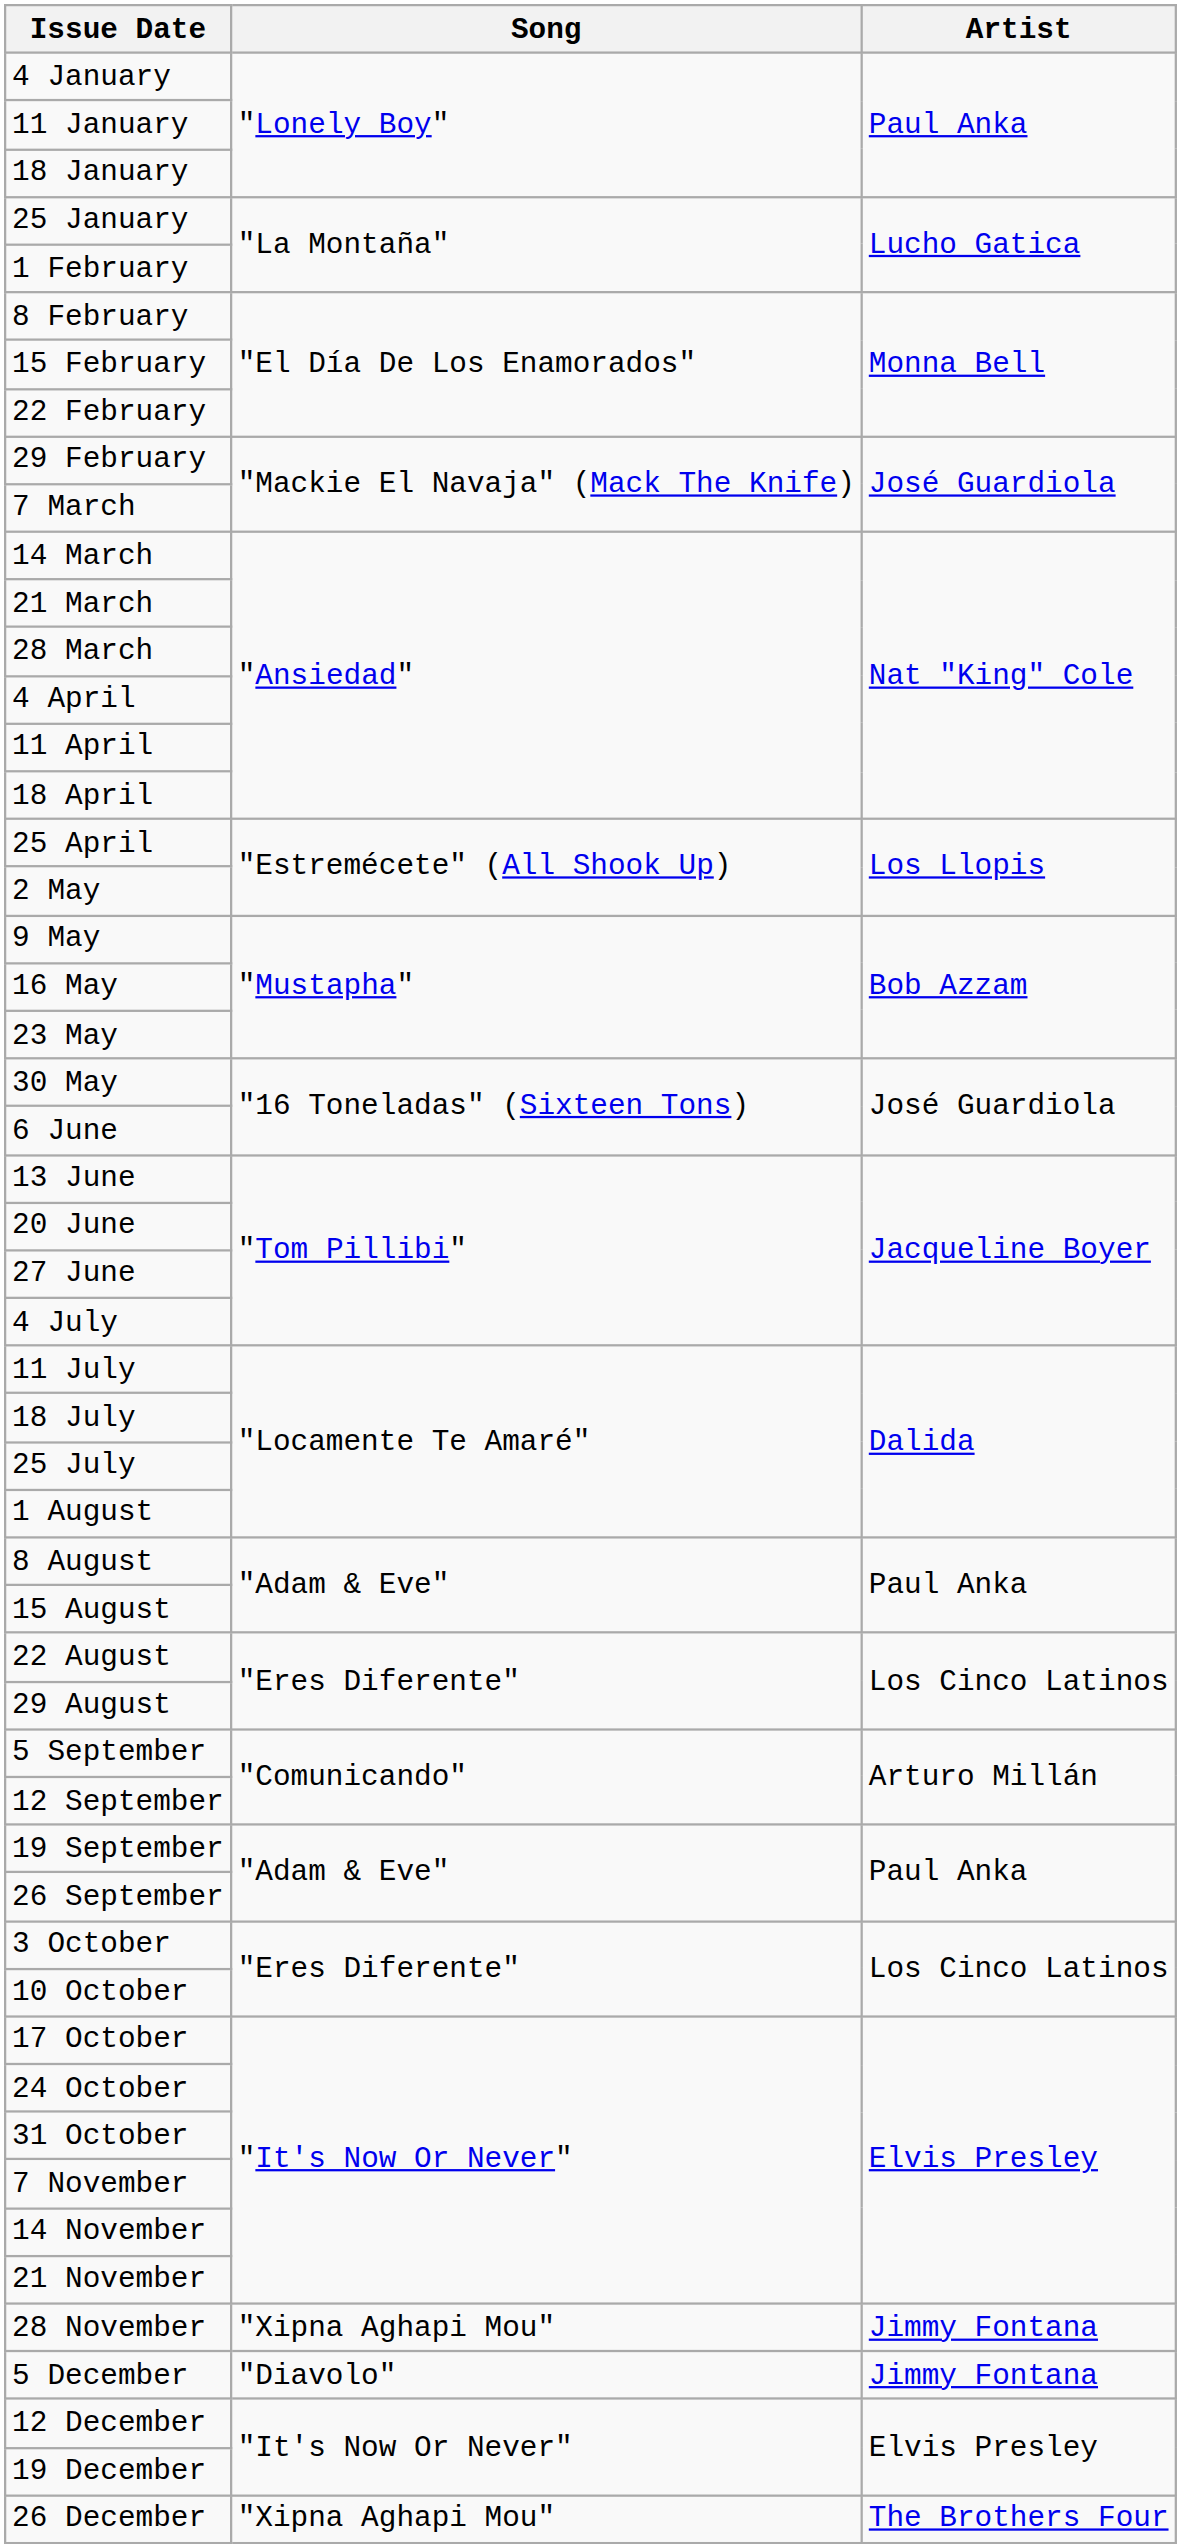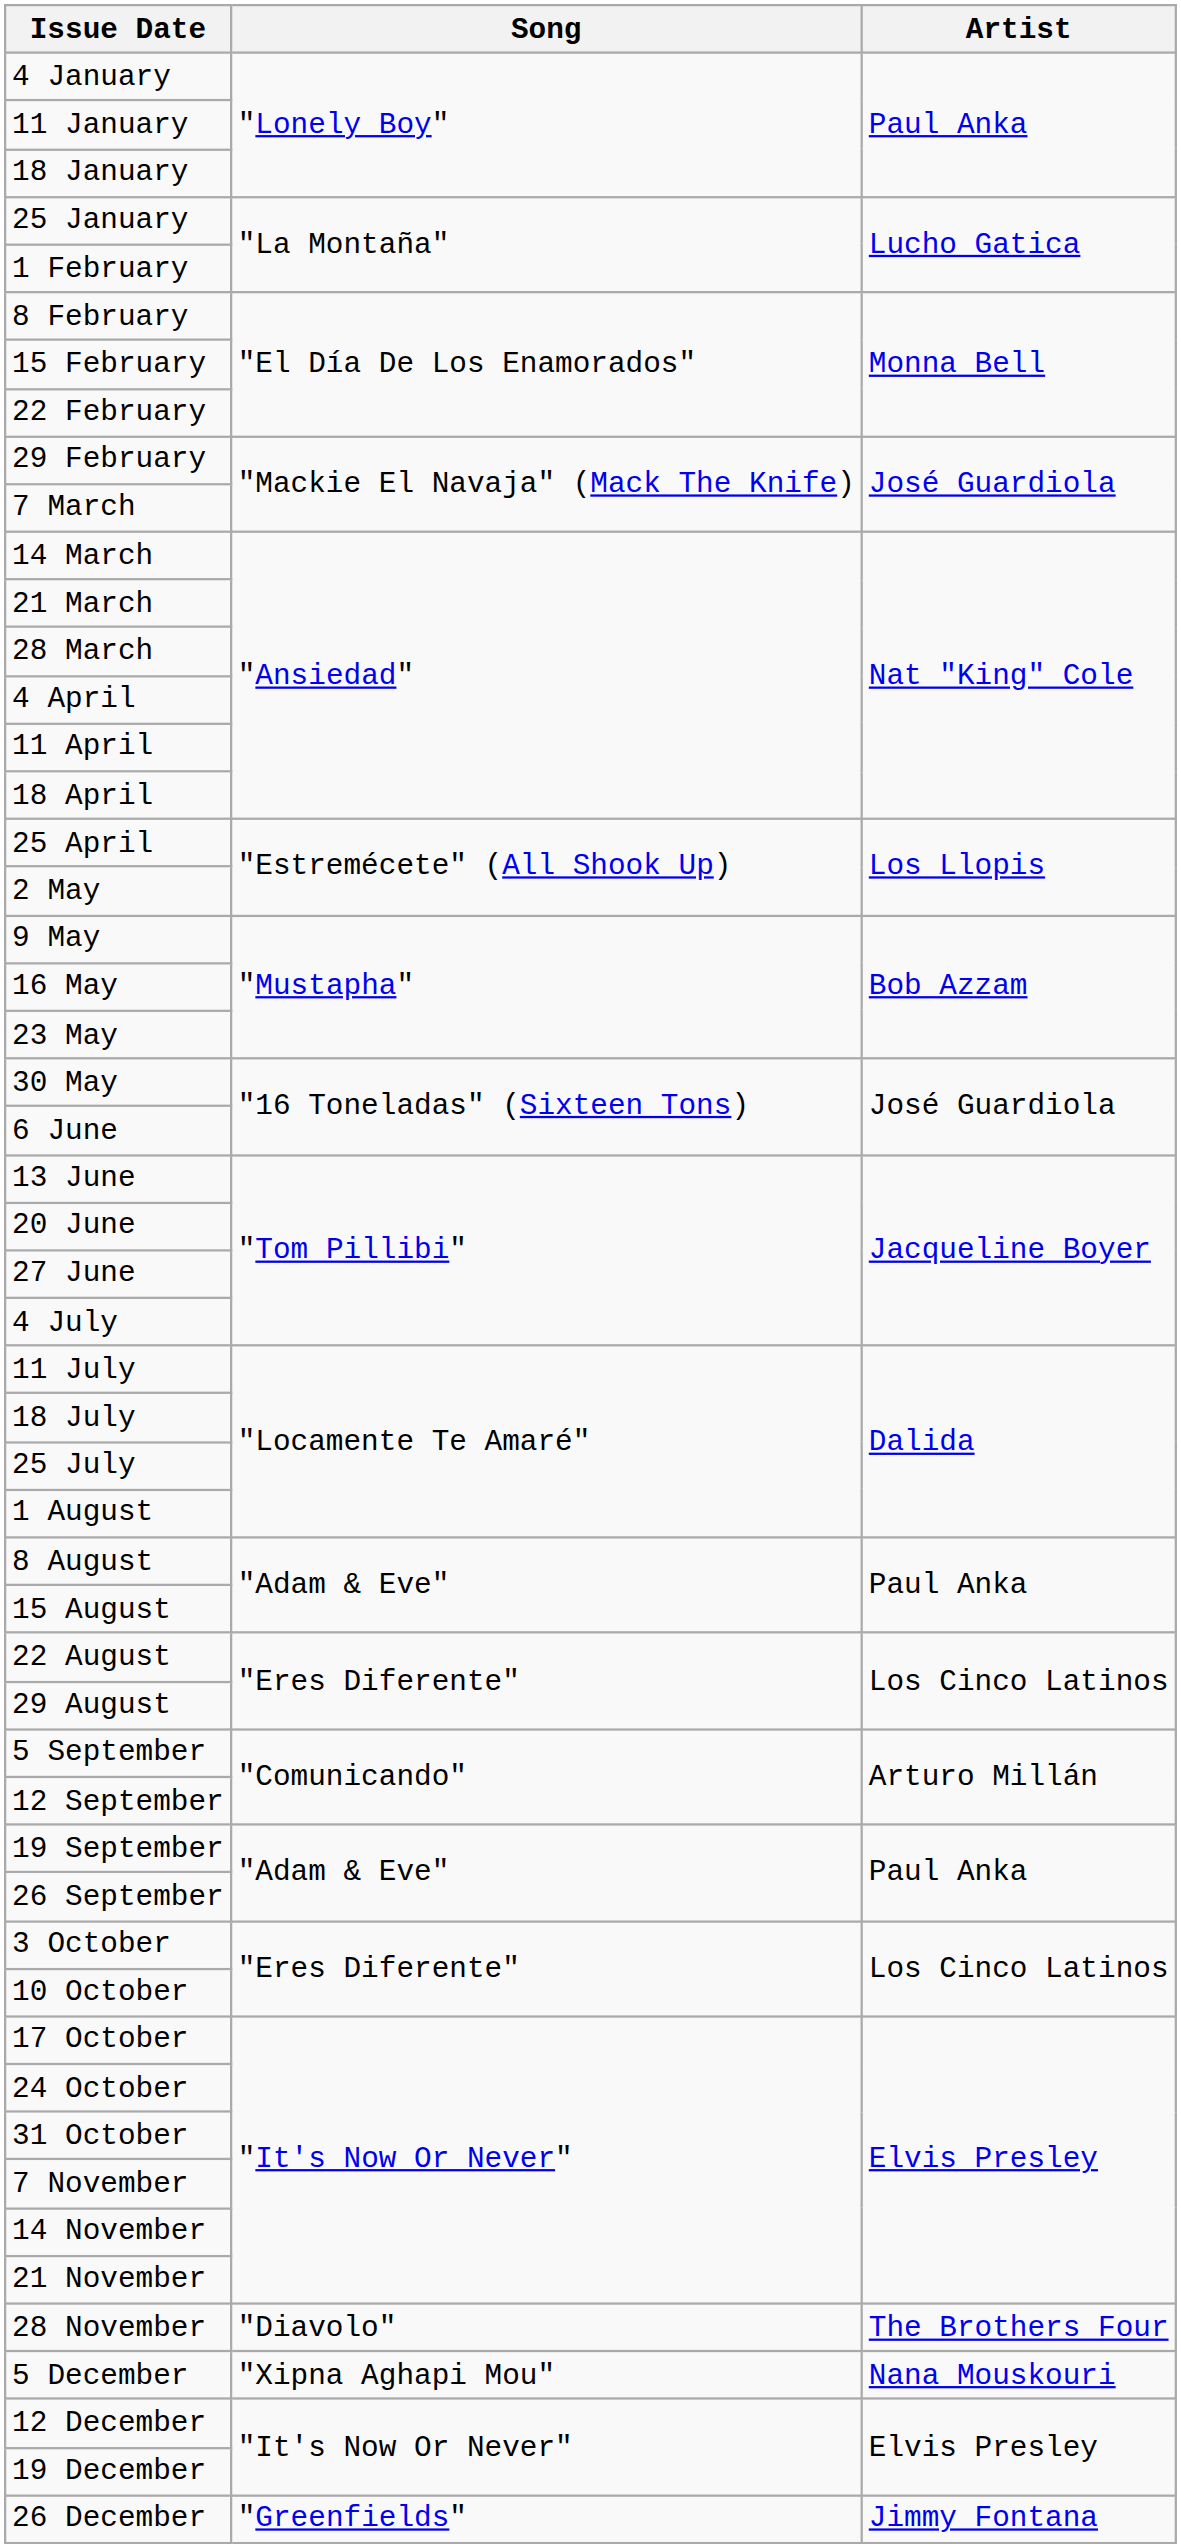(396, 2327) "Xipna Aghapi Mou" -> (317, 2327) "Diavolo"
(983, 2327) Jimmy Fontana -> (1019, 2327) The Brothers Four
(317, 2375) "Diavolo" -> (396, 2375) "Xipna Aghapi Mou"
(983, 2375) Jimmy Fontana -> (992, 2375) Nana Mouskouri
(396, 2519) "Xipna Aghapi Mou" -> (352, 2519) "Greenfields"
(1019, 2519) The Brothers Four -> (983, 2519) Jimmy Fontana
